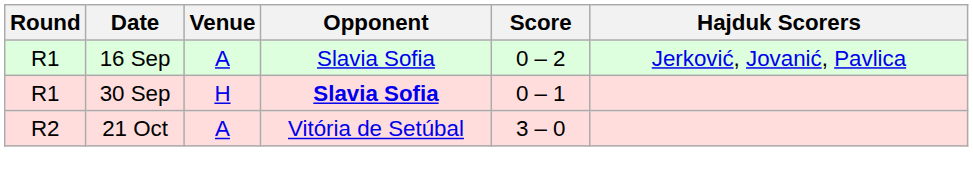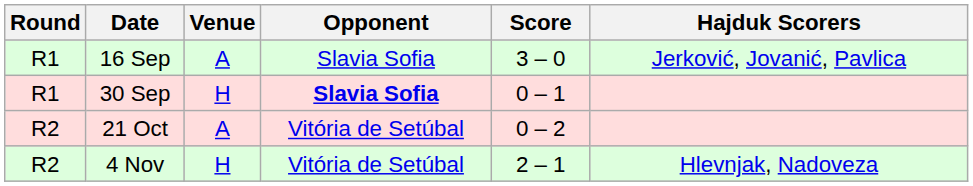(541, 58) 0 – 2 -> (541, 58) 3 – 0
(541, 129) 3 – 0 -> (541, 129) 0 – 2
+ row: (135, 164)
